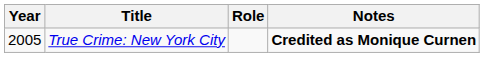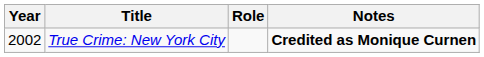(25, 40) 2005 -> (25, 40) 2002
